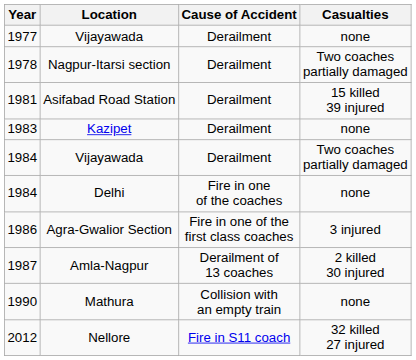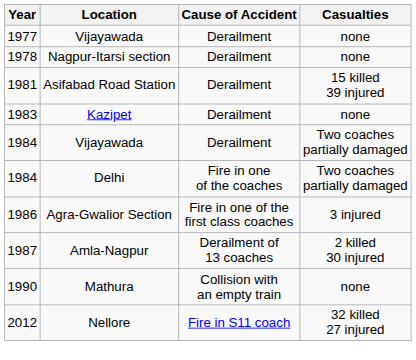(355, 64) Two coaches partially damaged -> (355, 57) none
(355, 193) none -> (355, 178) Two coaches partially damaged
